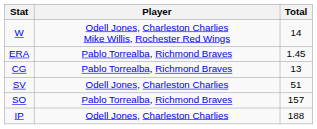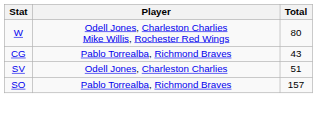(296, 33) 14 -> (296, 33) 80
- row: (19, 54)
(296, 69) 13 -> (296, 54) 43
- row: (19, 116)
